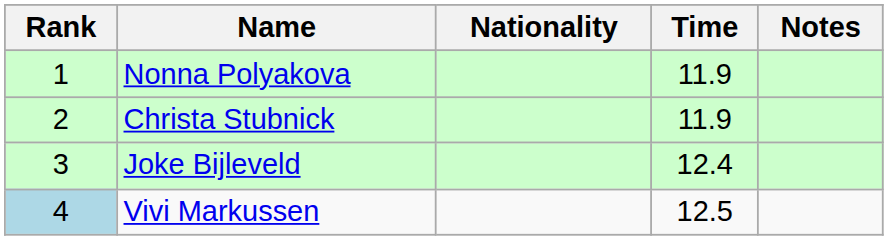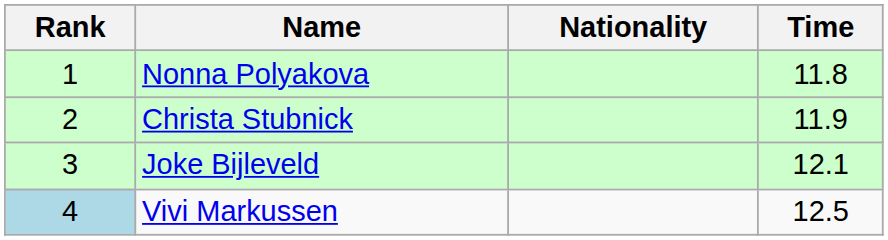- column: (821, 27)
(705, 73) 11.9 -> (821, 73) 11.8
(705, 165) 12.4 -> (821, 165) 12.1
